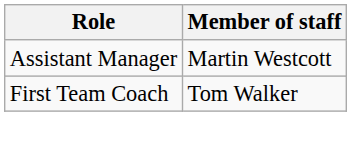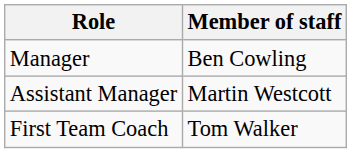+ row: (50, 57)
